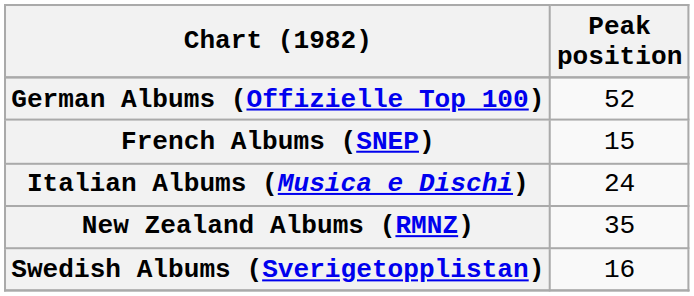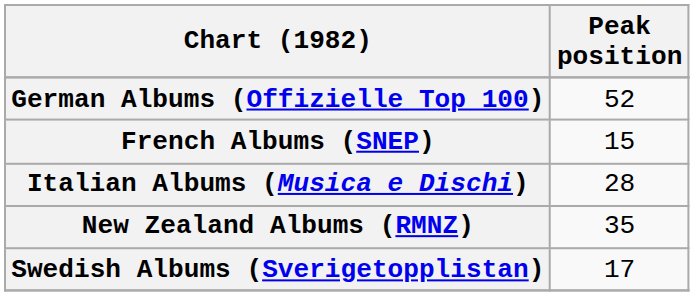(620, 184) 24 -> (620, 184) 28
(620, 269) 16 -> (620, 269) 17
